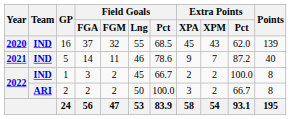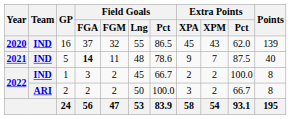(163, 43) 68.5 -> (163, 43) 86.5
(88, 59) normal -> (88, 59) bold
(139, 59) 46 -> (139, 59) 48
(242, 59) 87.2 -> (242, 59) 87.5
